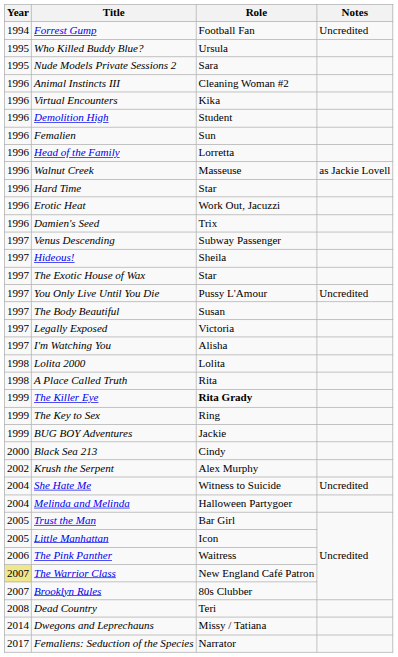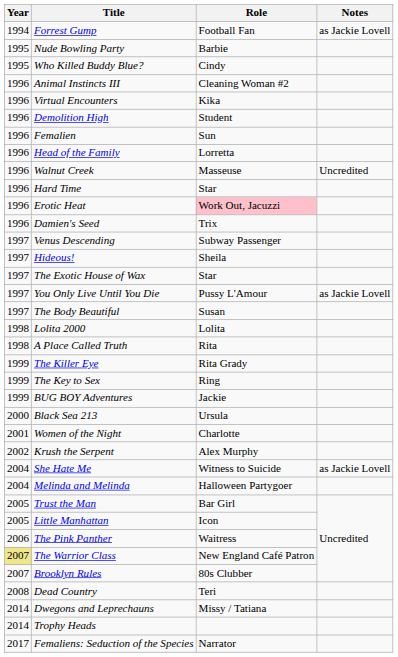(344, 30) Uncredited -> (355, 30) as Jackie Lovell
+ row: (79, 48)
(213, 48) Ursula -> (212, 65) Cindy
- row: (105, 65)
(355, 170) as Jackie Lovell -> (344, 170) Uncredited
(239, 205) no background -> (239, 205) pink background
(344, 293) Uncredited -> (355, 293) as Jackie Lovell
- row: (71, 328)
- row: (73, 345)
(225, 398) bold -> (223, 363) normal
(212, 450) Cindy -> (213, 415) Ursula
+ row: (78, 433)
(344, 485) Uncredited -> (355, 468) as Jackie Lovell
+ row: (65, 626)
